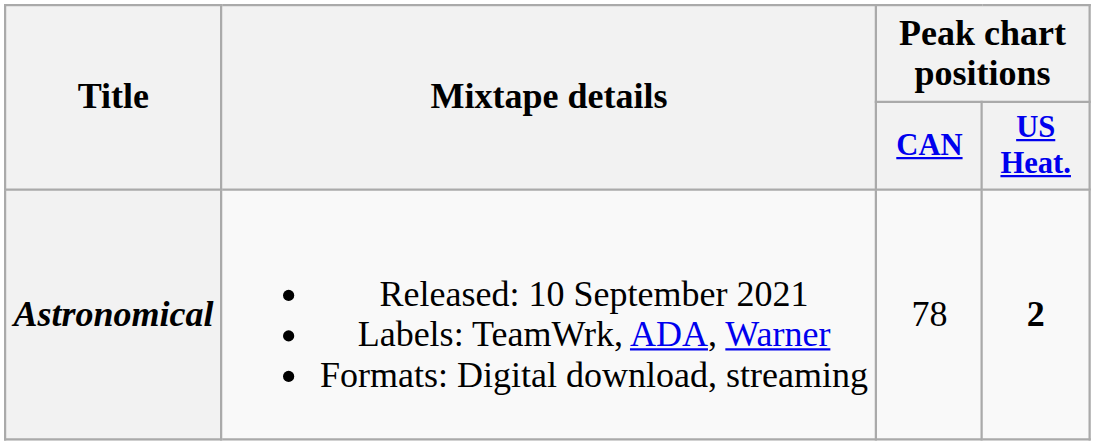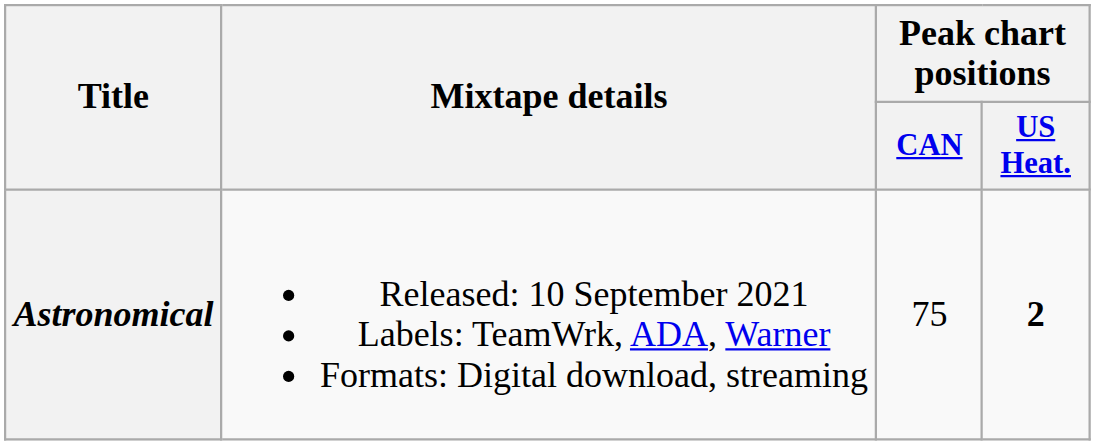(929, 313) 78 -> (929, 313) 75
